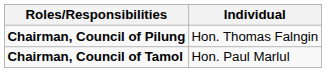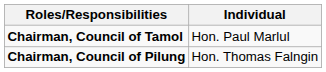rows swapped: (96, 36) <-> (95, 57)
